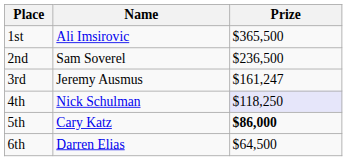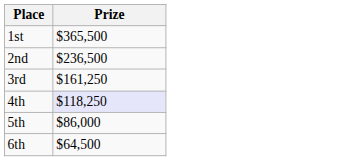- column: (141, 15)
(258, 79) $161,247 -> (82, 79) $161,250
(255, 123) bold -> (78, 123) normal
